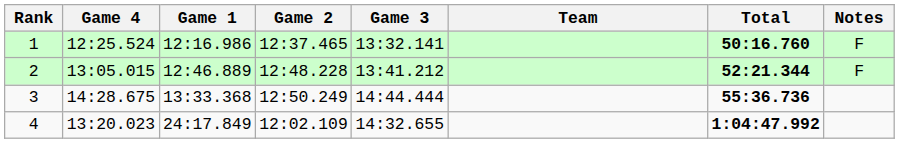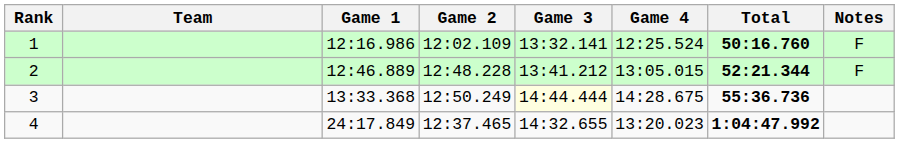columns swapped: (578, 18) <-> (111, 18)
(304, 45) 12:37.465 -> (467, 45) 12:02.109
(400, 98) no background -> (563, 98) lightyellow background
(304, 125) 12:02.109 -> (467, 125) 12:37.465
